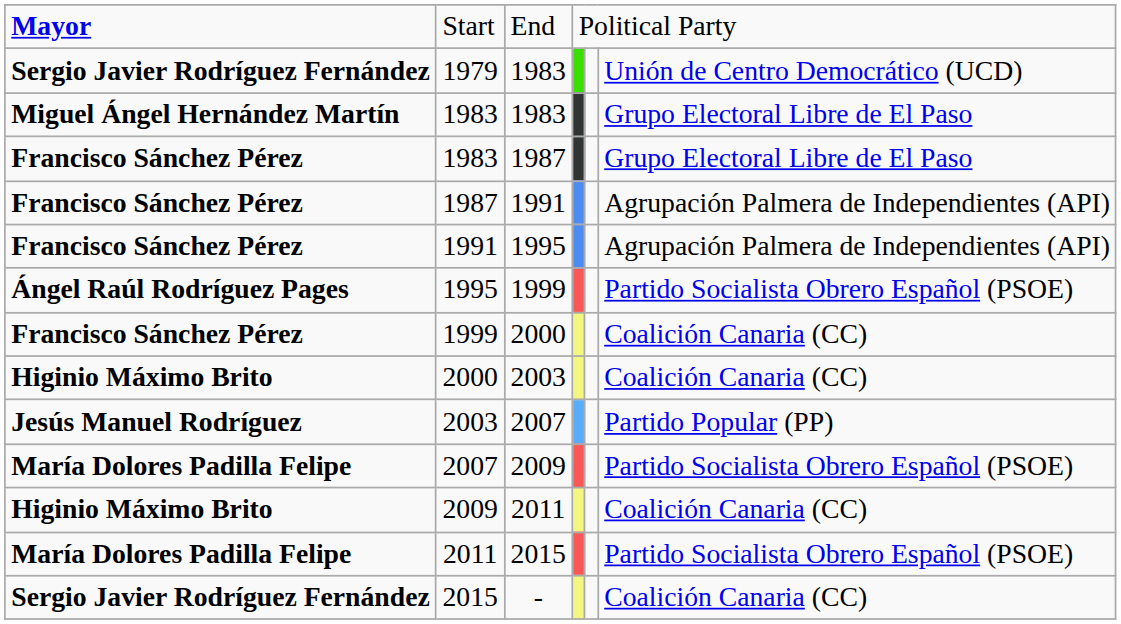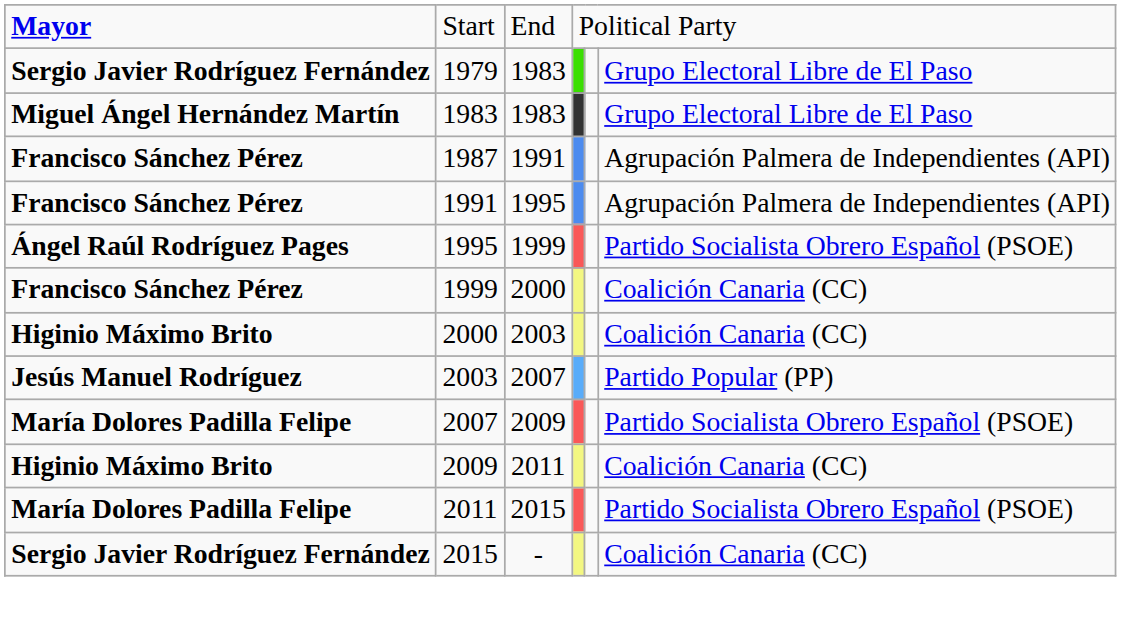(813, 70) Unión de Centro Democrático (UCD) -> (788, 70) Grupo Electoral Libre de El Paso
- row: (470, 158)
